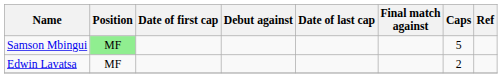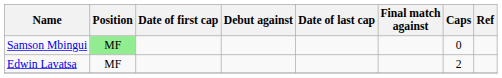(459, 45) 5 -> (459, 45) 0
